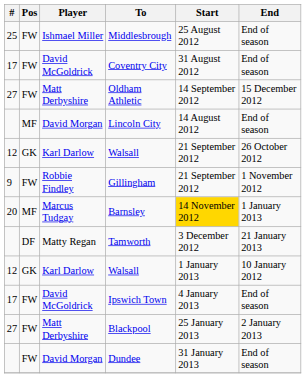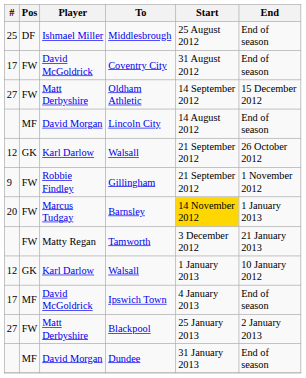(30, 36) FW -> (28, 36) DF
(29, 212) MF -> (30, 212) FW
(28, 241) DF -> (30, 241) FW
(30, 299) FW -> (29, 299) MF
(30, 358) FW -> (29, 358) MF
